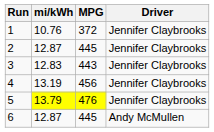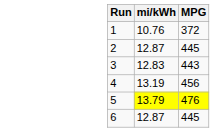- column: (157, 13)
